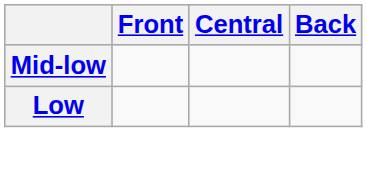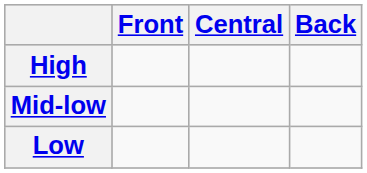+ row: (58, 65)
